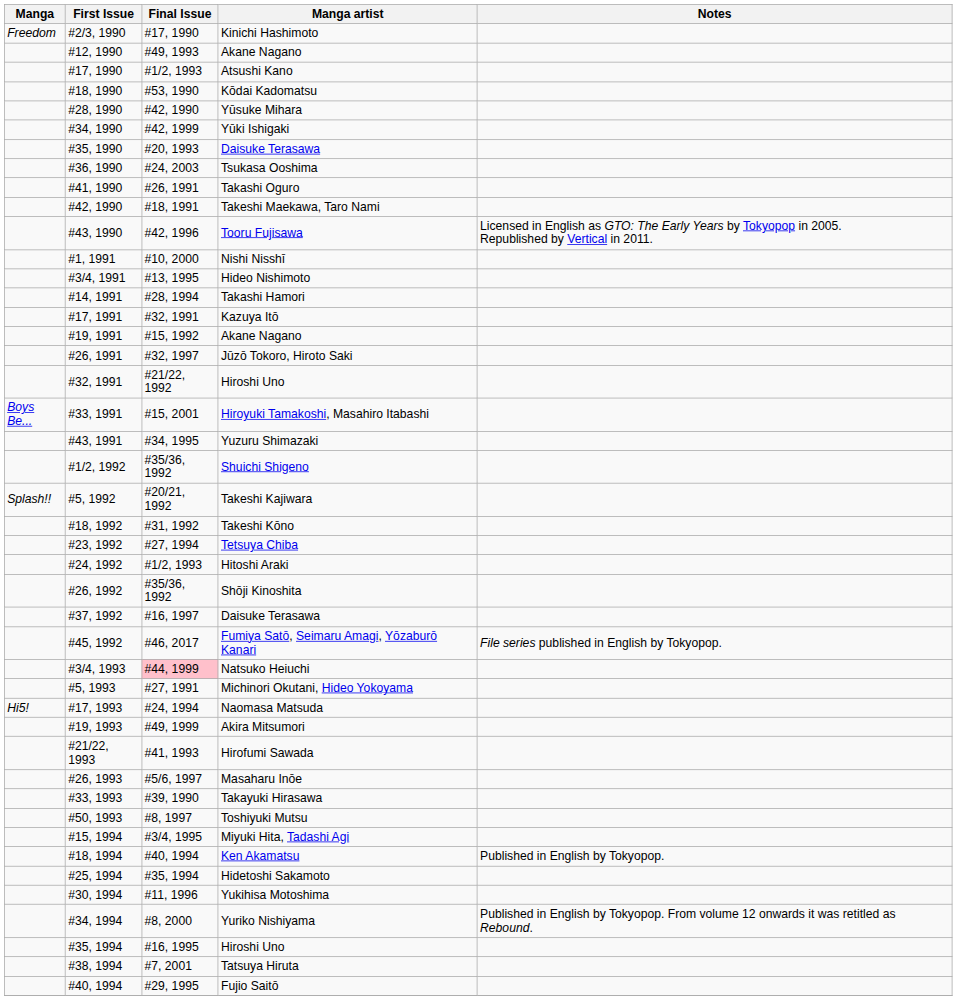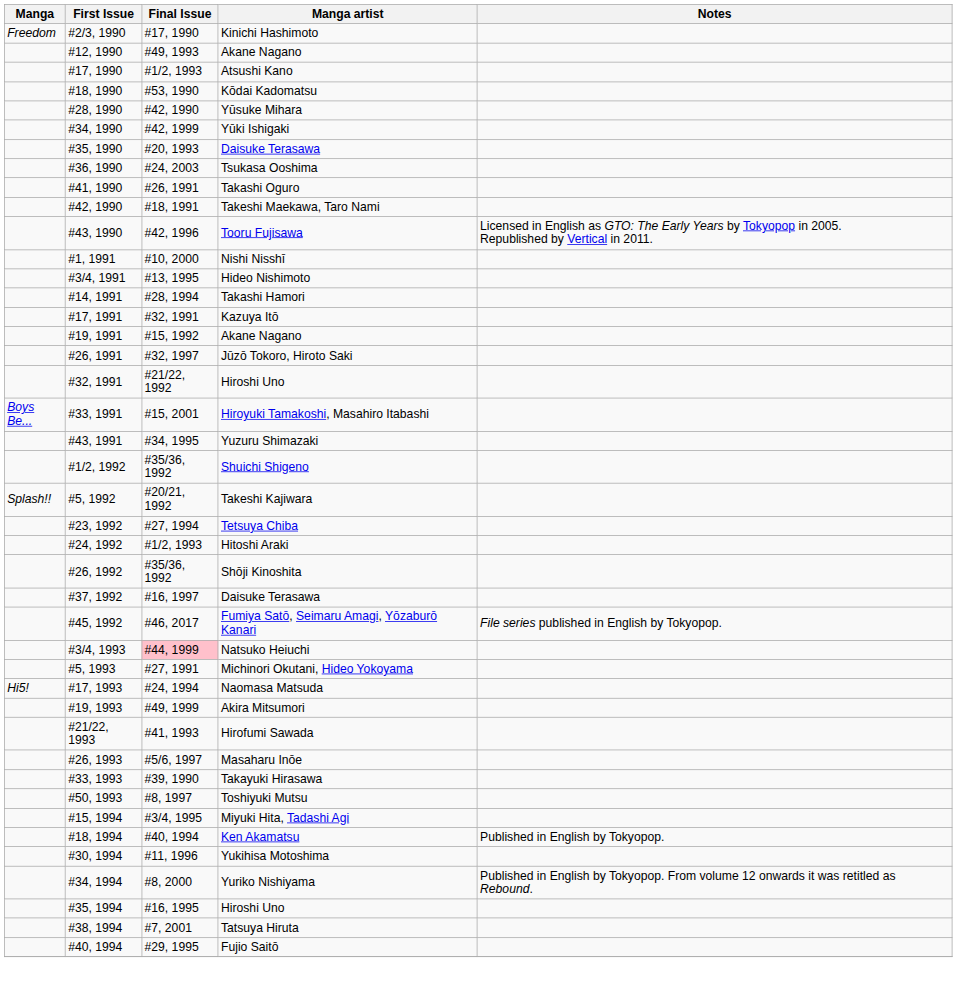- row: (95, 526)
- row: (95, 875)
